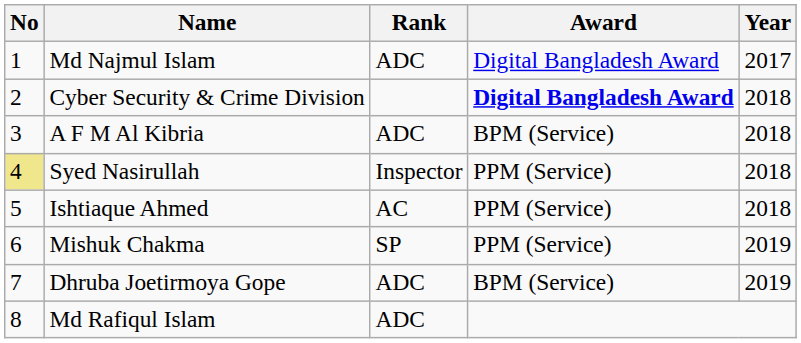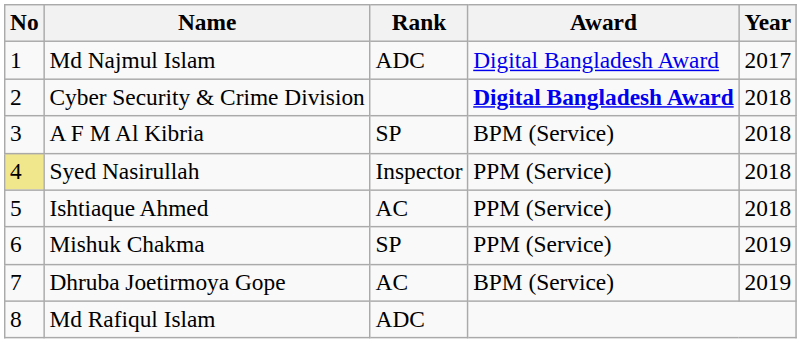(400, 134) ADC -> (389, 134) SP
(400, 282) ADC -> (392, 282) AC
